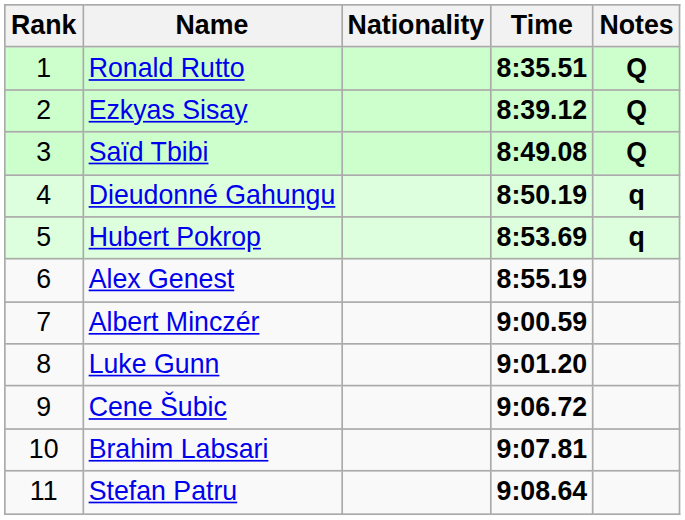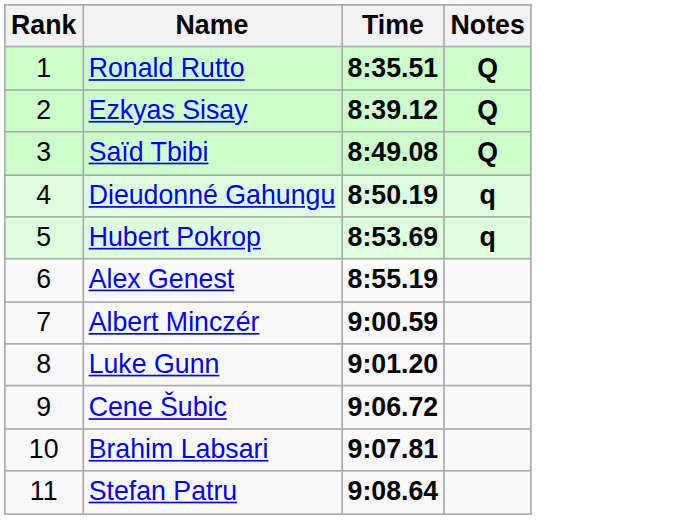- column: (416, 25)
